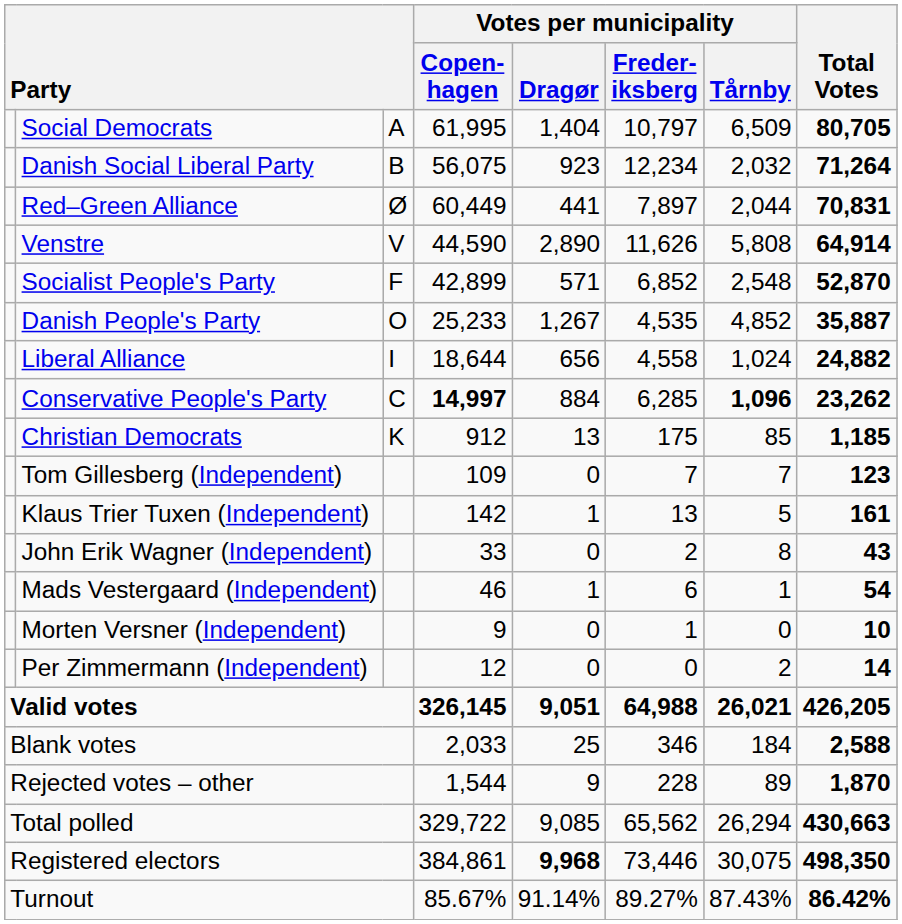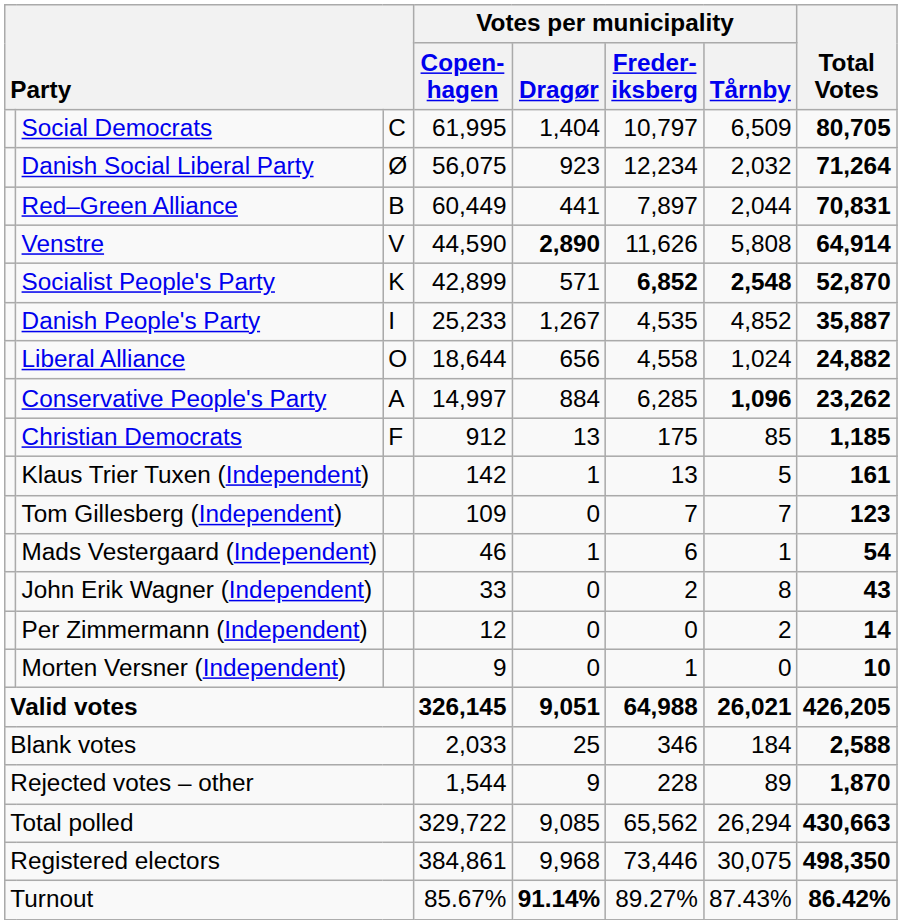(396, 128) A -> (397, 128) C
(396, 166) B -> (398, 166) Ø
(398, 205) Ø -> (396, 205) B
(570, 243) normal -> (570, 243) bold
(396, 282) F -> (396, 282) K
(667, 282) normal -> (667, 282) bold
(761, 282) normal -> (761, 282) bold
(398, 321) O -> (392, 321) I
(392, 359) I -> (398, 359) O
(397, 398) C -> (396, 398) A
(469, 398) bold -> (469, 398) normal
(396, 436) K -> (396, 436) F
rows swapped: (195, 513) <-> (182, 475)
rows swapped: (199, 591) <-> (197, 552)
rows swapped: (195, 668) <-> (184, 629)
(570, 861) bold -> (570, 861) normal
(559, 899) normal -> (559, 899) bold
